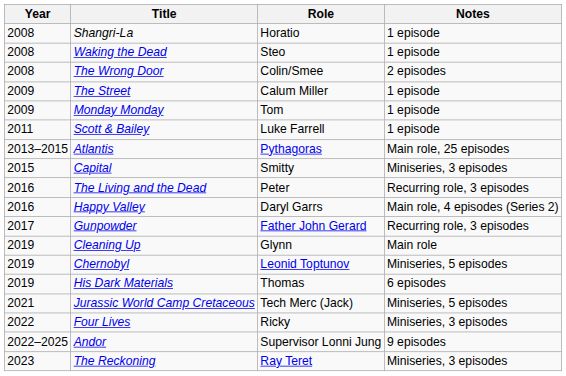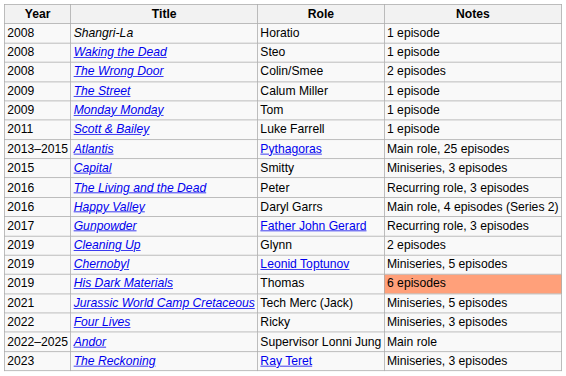(412, 245) Main role -> (416, 245) 2 episodes
(416, 284) no background -> (416, 284) lightsalmon background
(416, 341) 9 episodes -> (412, 341) Main role
